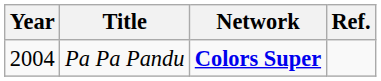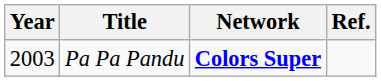(32, 57) 2004 -> (32, 57) 2003
